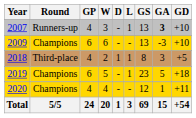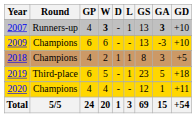(105, 27) normal -> (105, 27) bold
(55, 58) Third-place -> (55, 58) Champions
(55, 74) Champions -> (55, 74) Third-place
